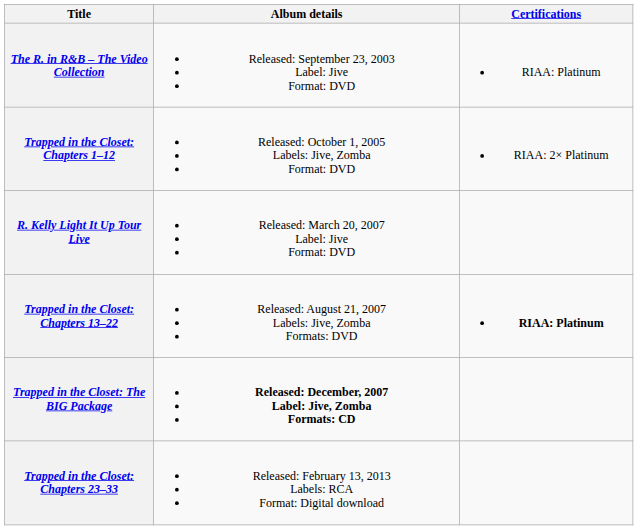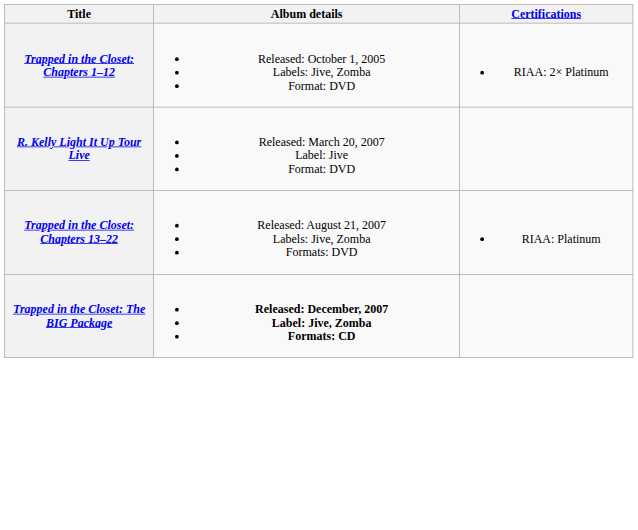- row: (79, 65)
(546, 323) bold -> (546, 239) normal
- row: (79, 482)
